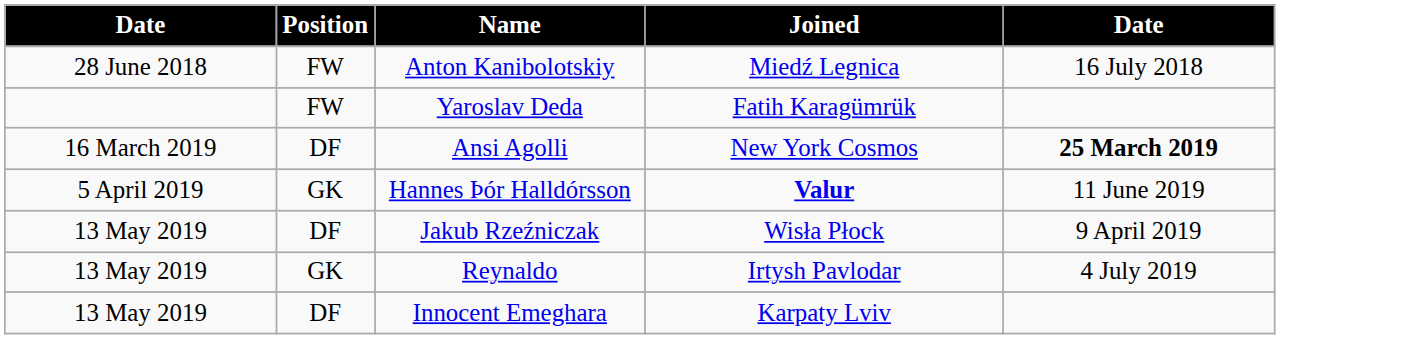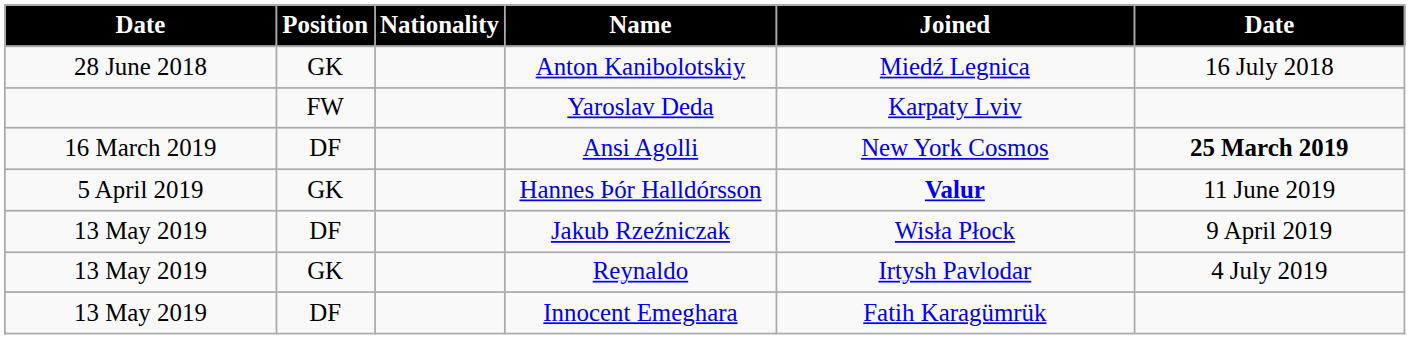+ column: (440, 25)
(325, 66) FW -> (325, 66) GK
(824, 107) Fatih Karagümrük -> (955, 107) Karpaty Lviv
(824, 313) Karpaty Lviv -> (955, 313) Fatih Karagümrük
